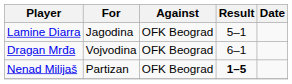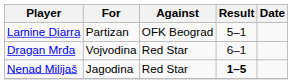(110, 32) Jagodina -> (107, 32) Partizan
(178, 50) OFK Beograd -> (165, 50) Red Star
(107, 69) Partizan -> (110, 69) Jagodina
(178, 69) OFK Beograd -> (165, 69) Red Star
